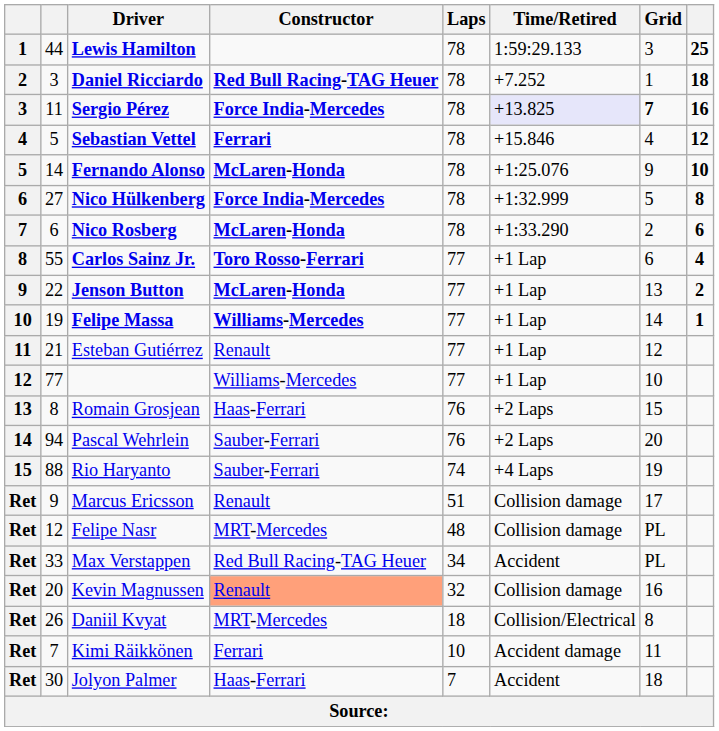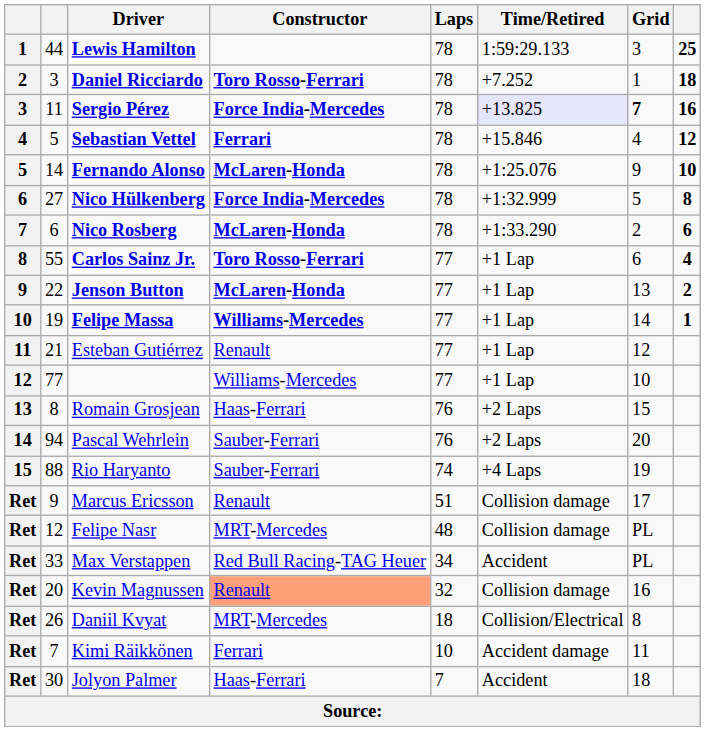(326, 79) Red Bull Racing-TAG Heuer -> (289, 79) Toro Rosso-Ferrari
